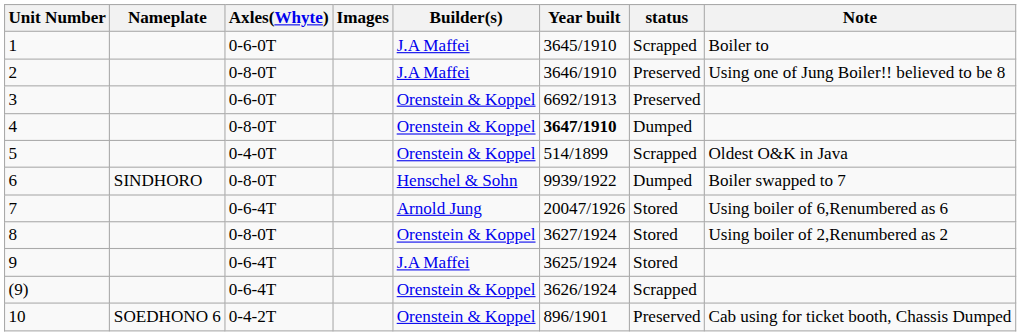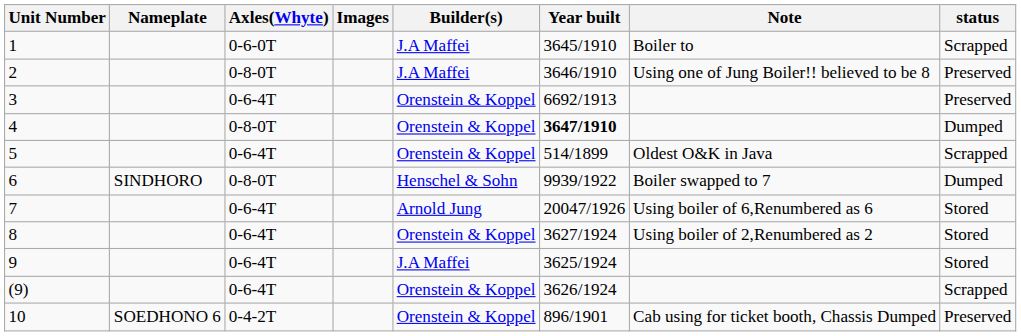columns swapped: (860, 18) <-> (667, 18)
(253, 99) 0-6-0T -> (253, 99) 0-6-4T
(253, 153) 0-4-0T -> (253, 153) 0-6-4T
(253, 235) 0-8-0T -> (253, 235) 0-6-4T
